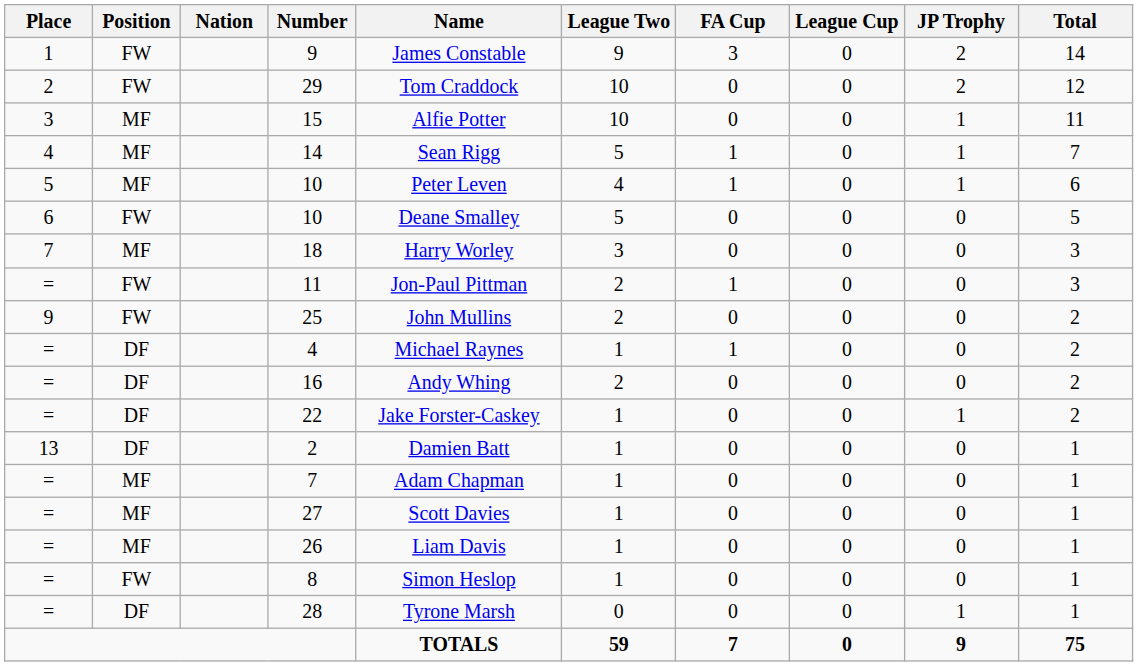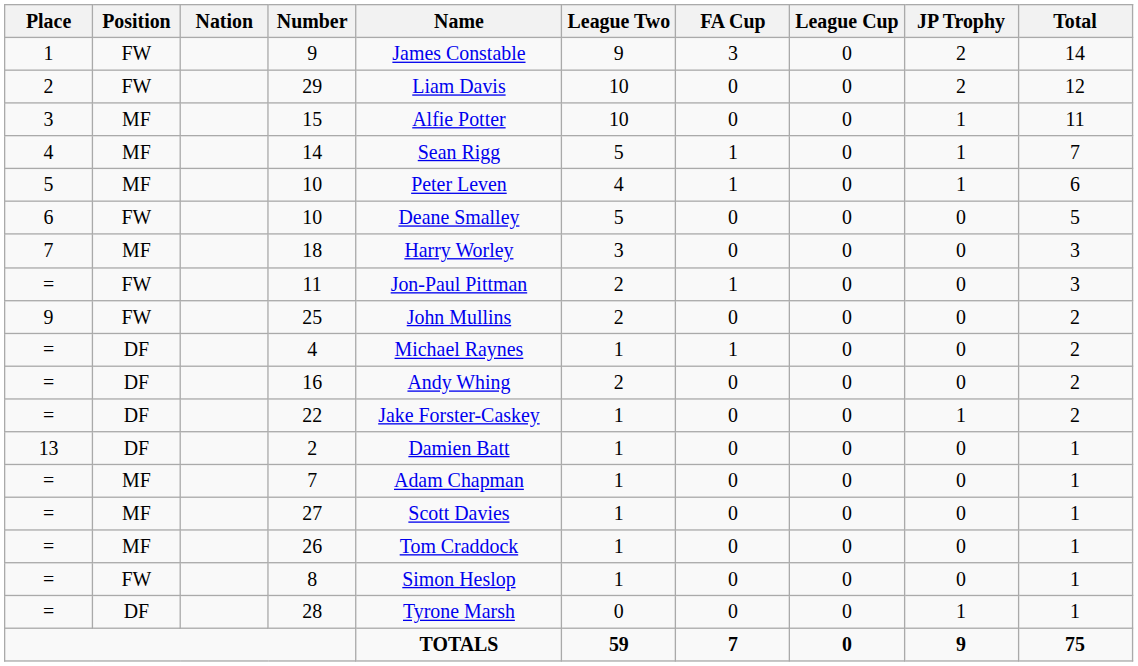(459, 86) Tom Craddock -> (459, 86) Liam Davis
(459, 546) Liam Davis -> (459, 546) Tom Craddock
